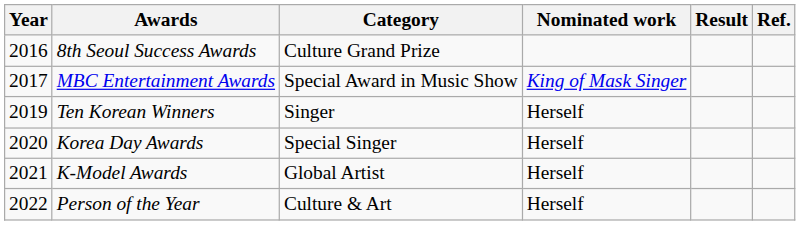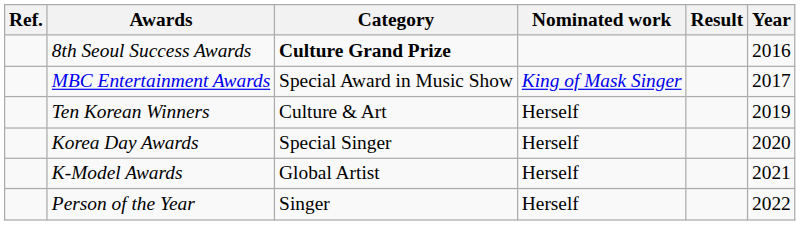columns swapped: (28, 19) <-> (774, 19)
(362, 50) normal -> (365, 50) bold
(309, 111) Singer -> (333, 111) Culture & Art
(338, 204) Culture & Art -> (304, 204) Singer
